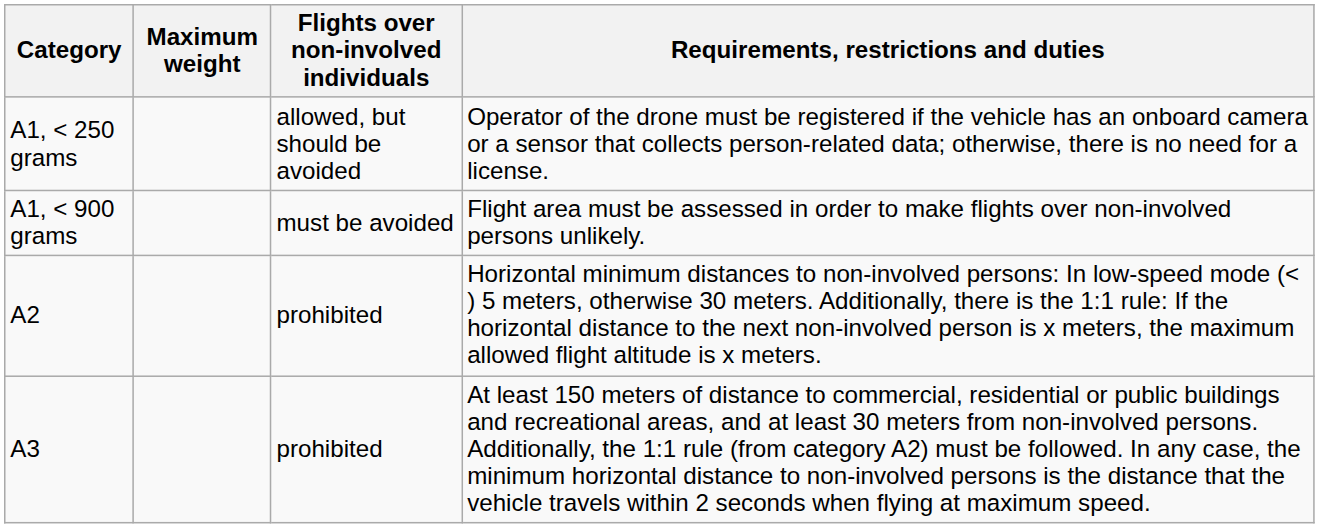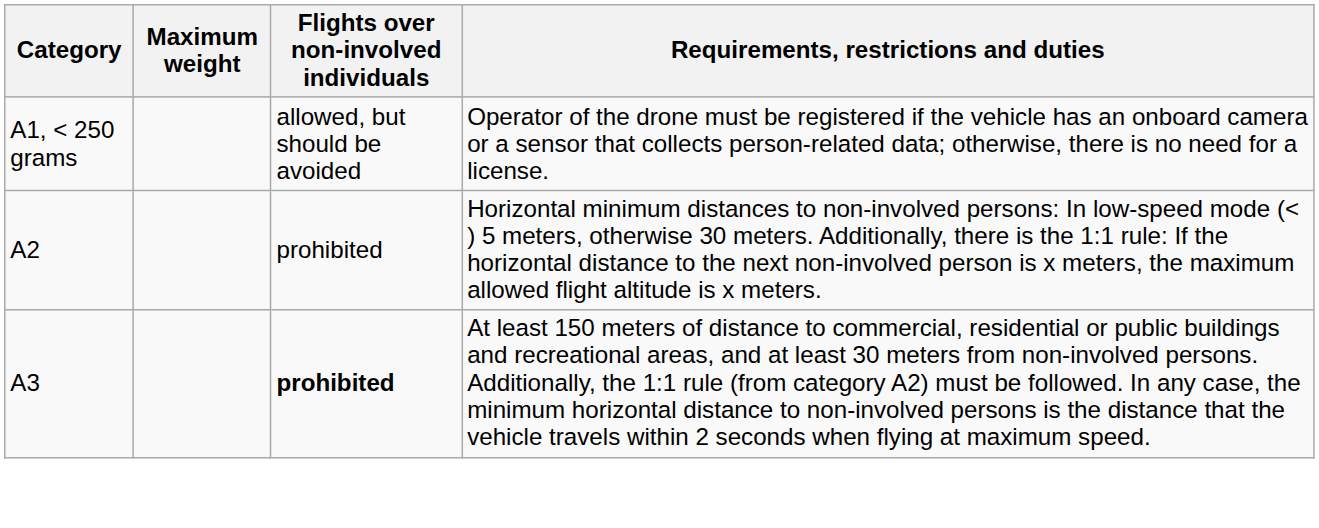- row: (62, 222)
(330, 448) normal -> (336, 383) bold
